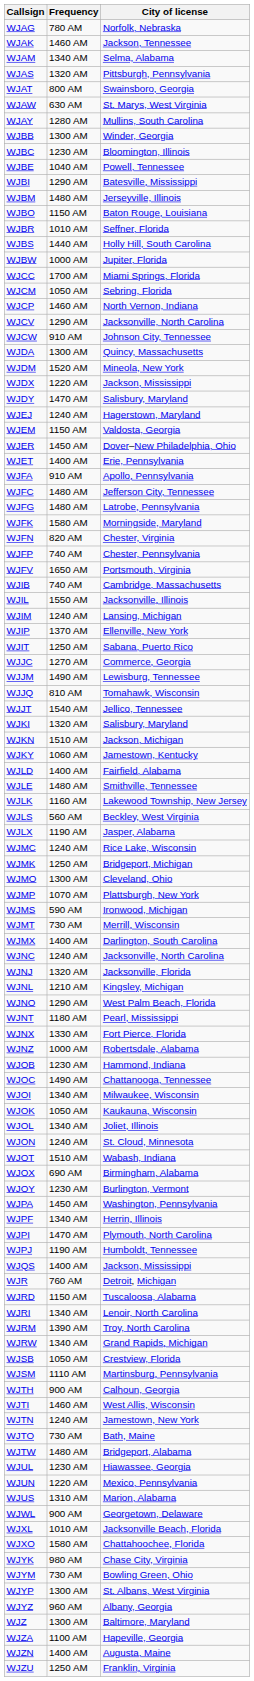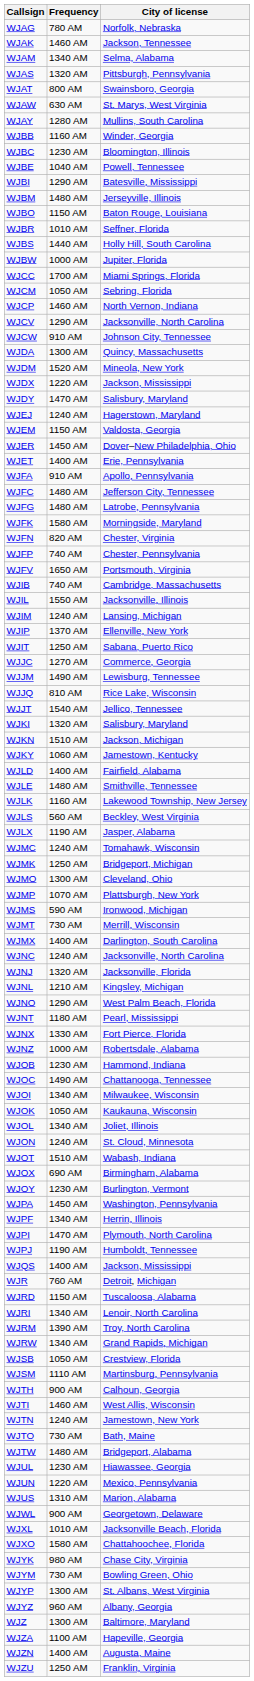(68, 136) 1300 AM -> (68, 136) 1160 AM
(151, 693) Tomahawk, Wisconsin -> (150, 693) Rice Lake, Wisconsin
(150, 848) Rice Lake, Wisconsin -> (151, 848) Tomahawk, Wisconsin
